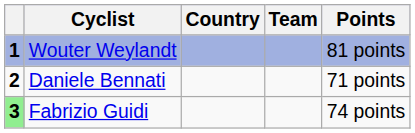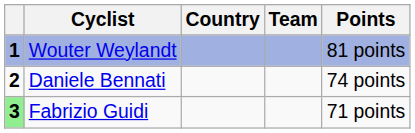(366, 81) 71 points -> (366, 81) 74 points
(366, 111) 74 points -> (366, 111) 71 points
